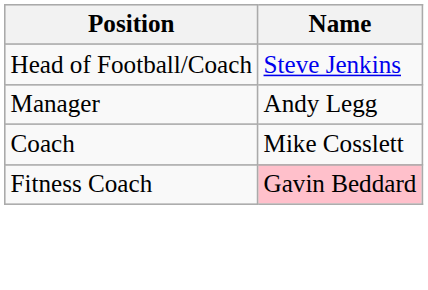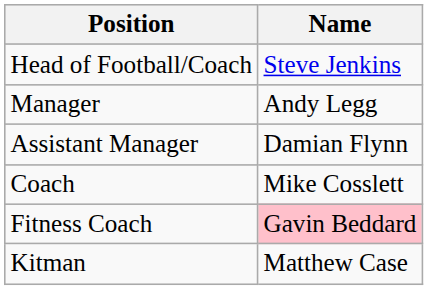+ row: (104, 143)
+ row: (48, 263)
